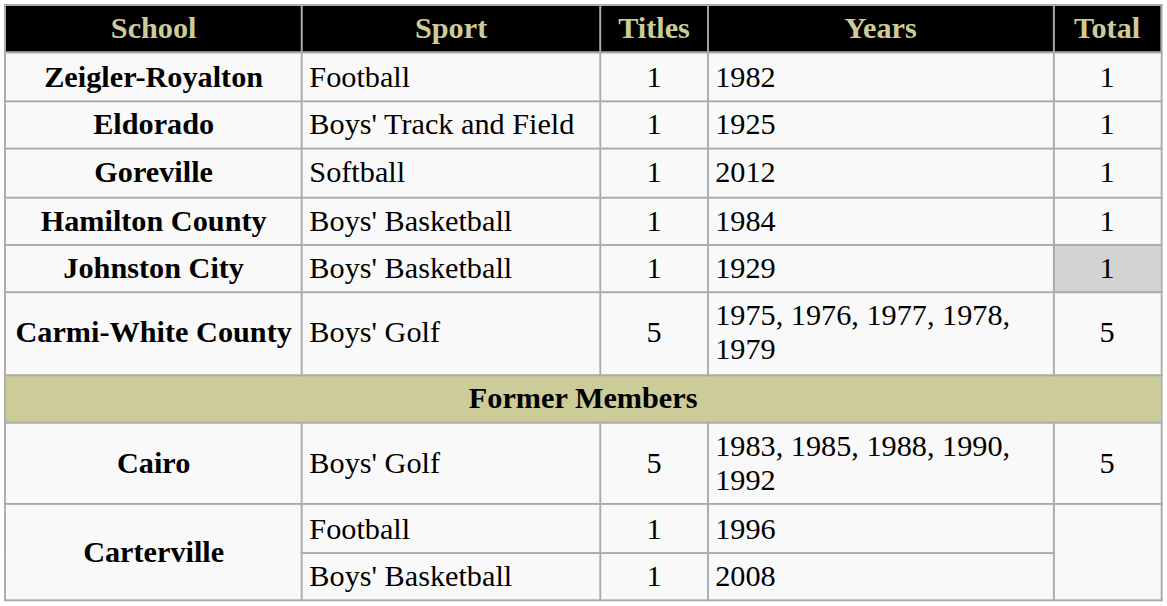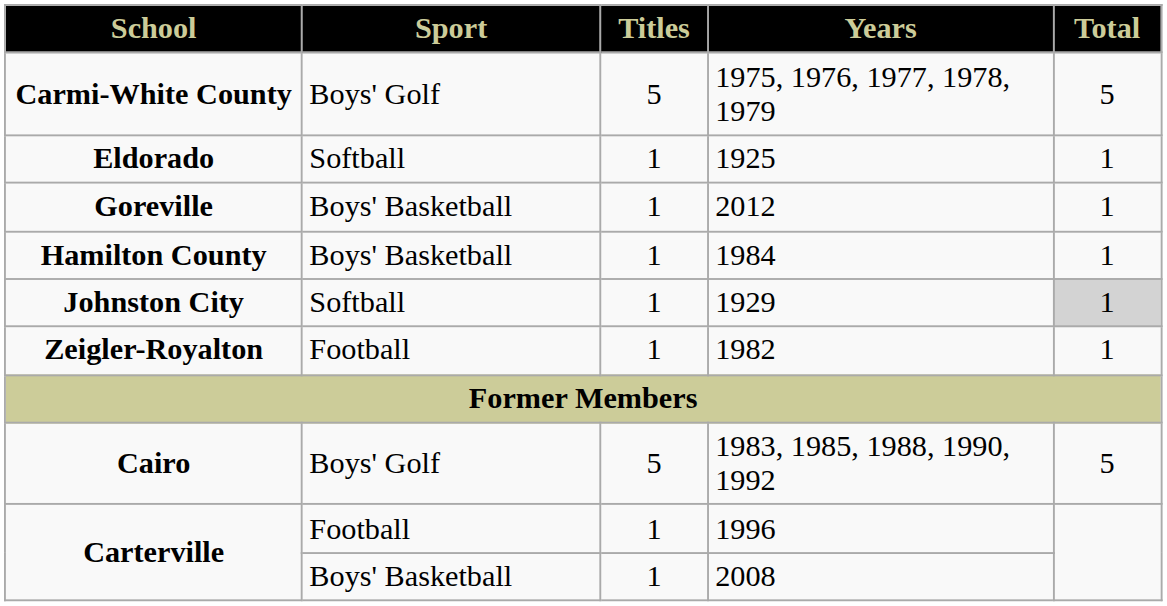rows swapped: (154, 333) <-> (154, 76)
(442, 124) Boys' Track and Field -> (357, 158) Softball
(357, 172) Softball -> (411, 206) Boys' Basketball
(411, 268) Boys' Basketball -> (357, 302) Softball
